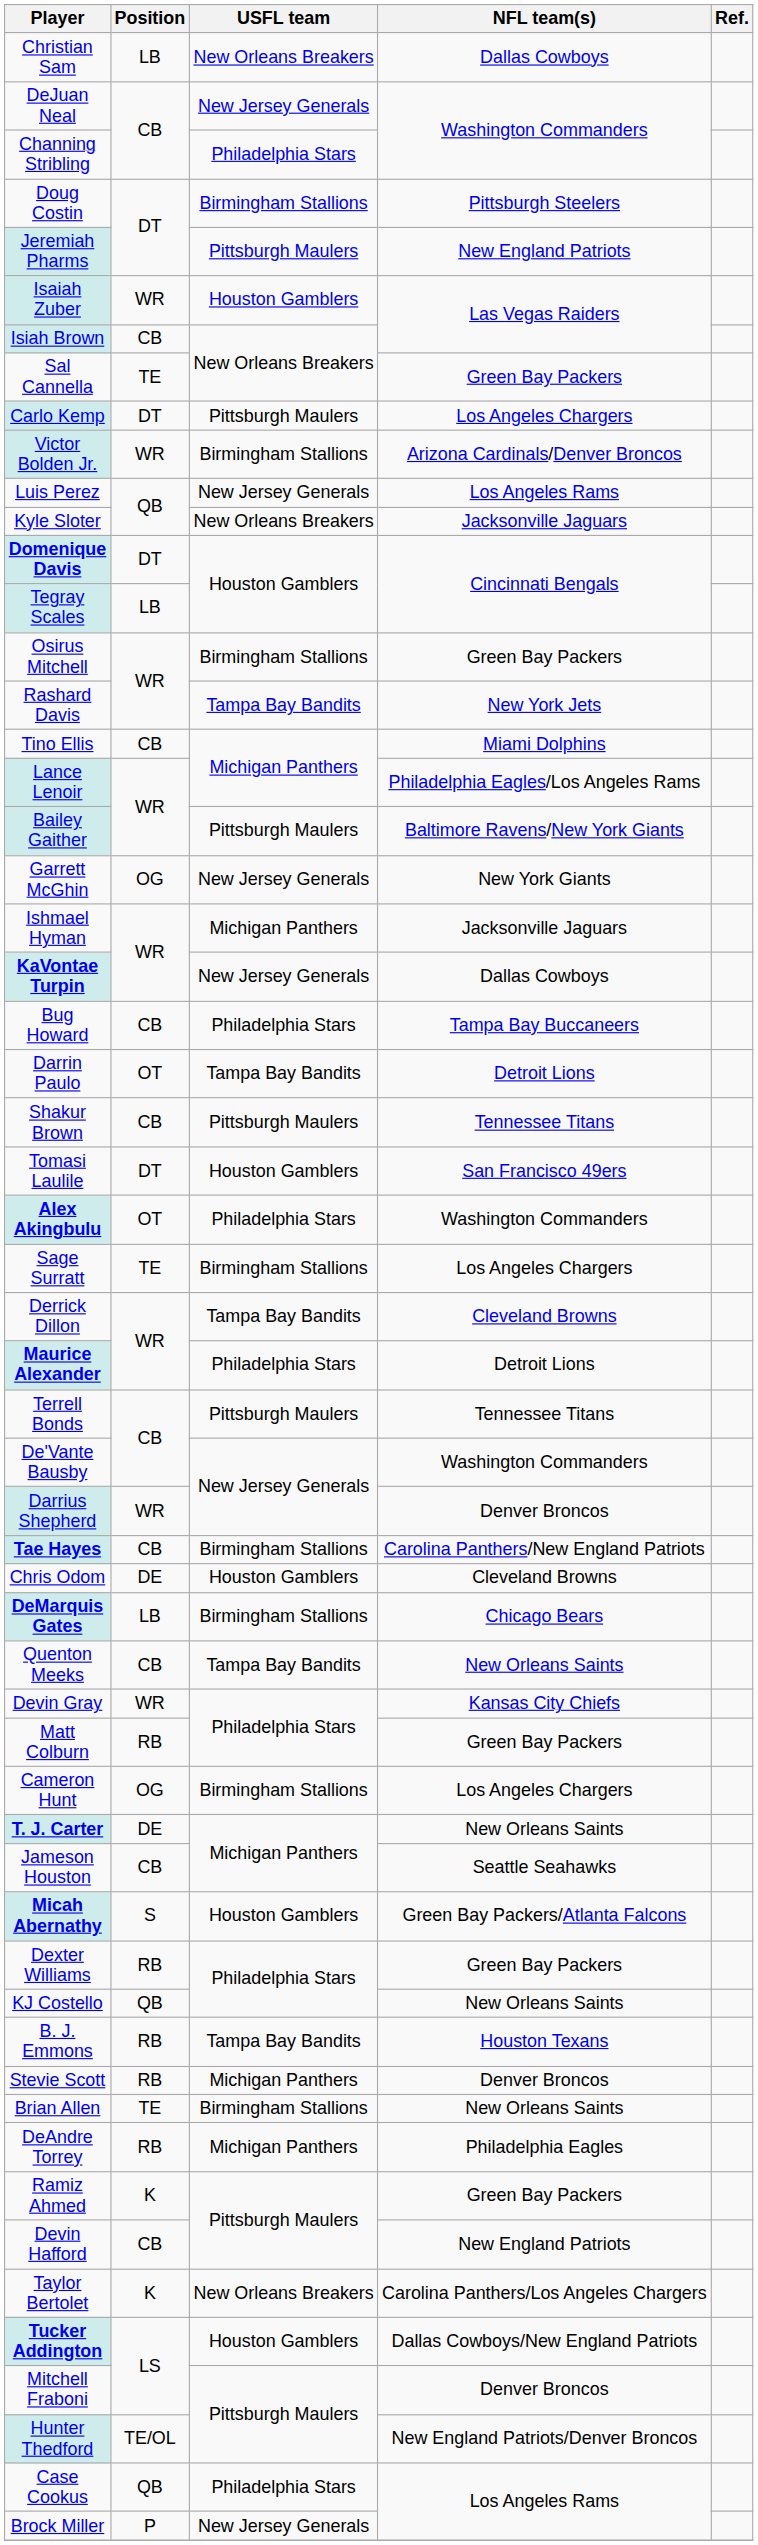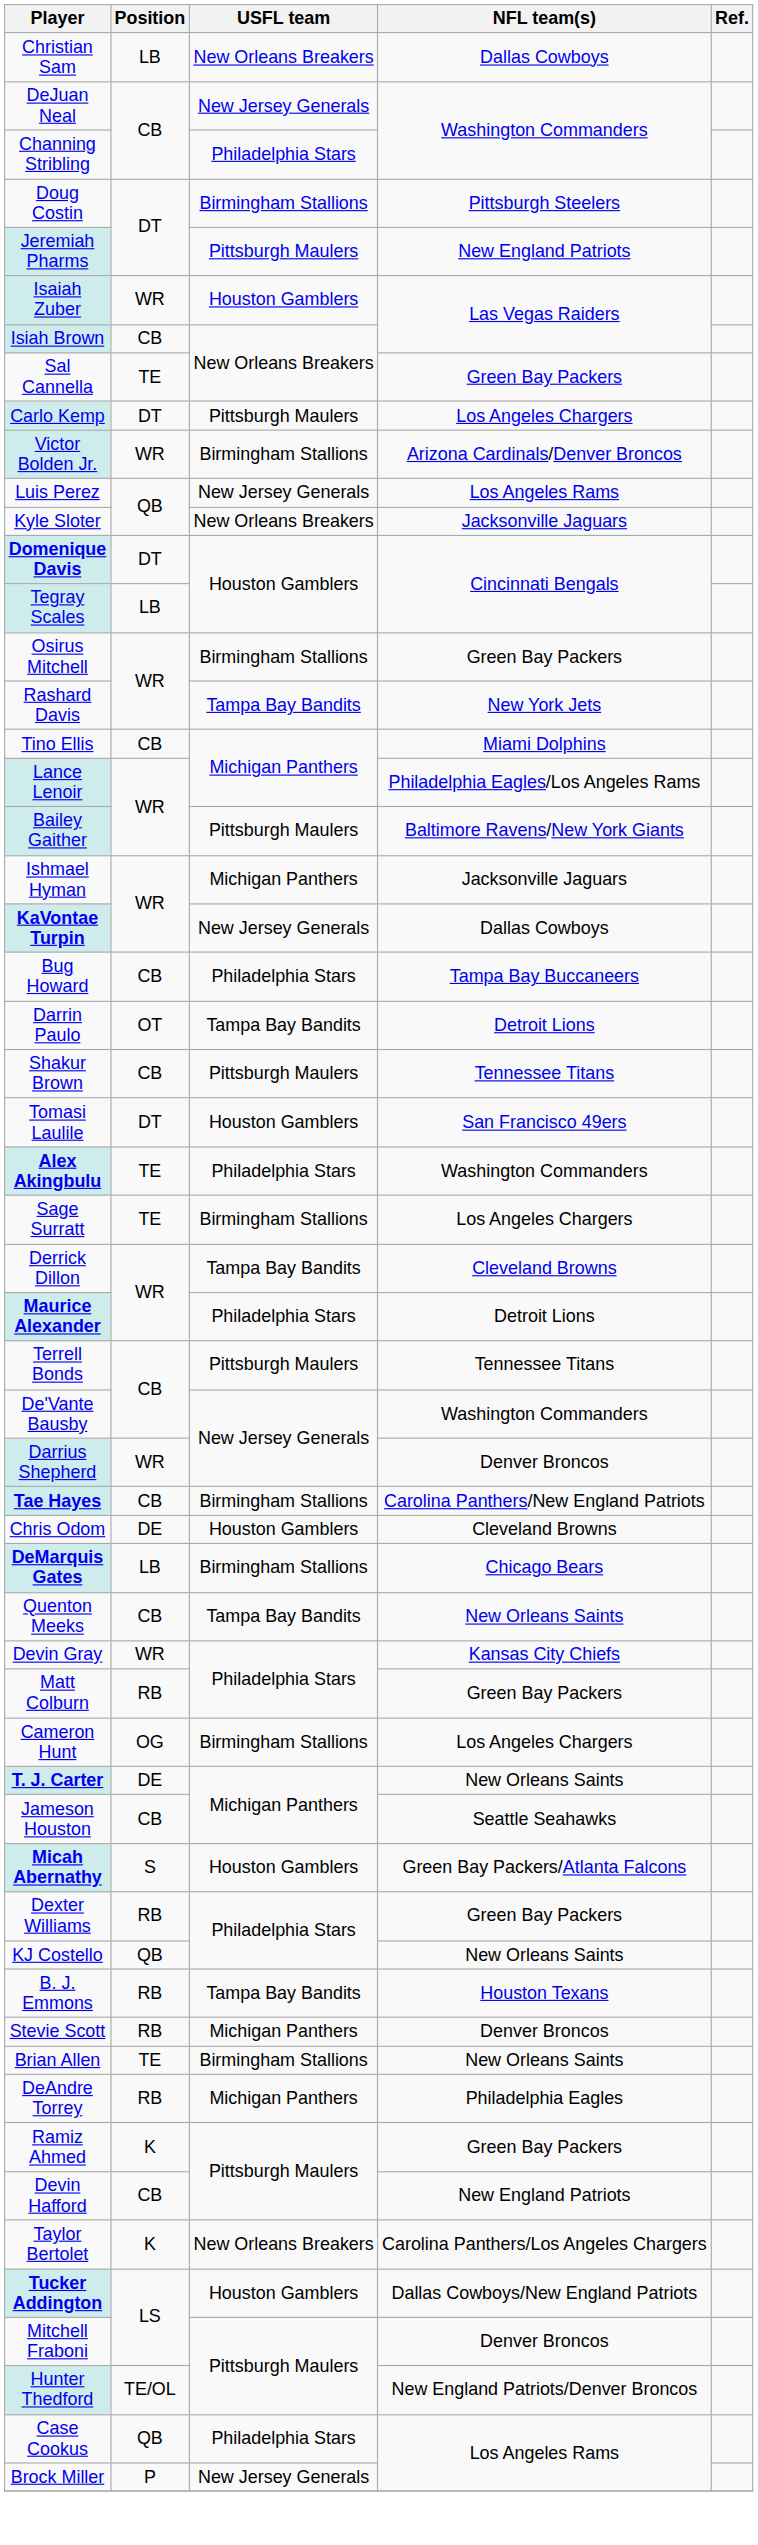- row: (57, 879)
(150, 1219) OT -> (150, 1170) TE
